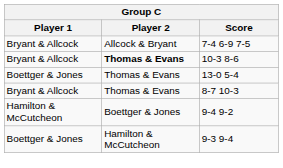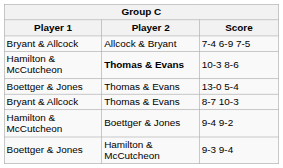(42, 59) Bryant & Allcock -> (34, 65) Hamilton & McCutcheon
